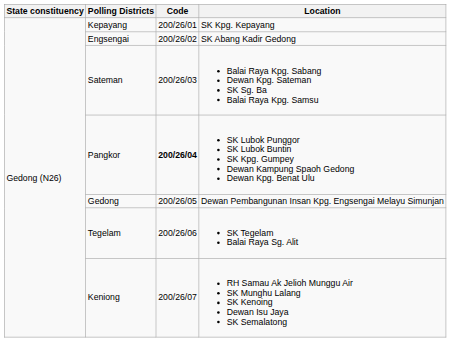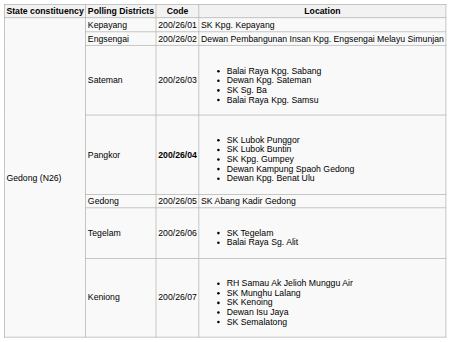(248, 38) SK Abang Kadir Gedong -> (322, 38) Dewan Pembangunan Insan Kpg. Engsengai Melayu Simunjan
(322, 201) Dewan Pembangunan Insan Kpg. Engsengai Melayu Simunjan -> (248, 201) SK Abang Kadir Gedong
